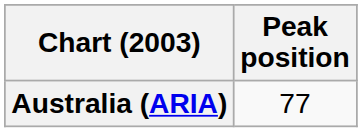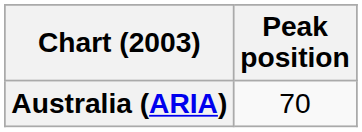(295, 103) 77 -> (295, 103) 70
